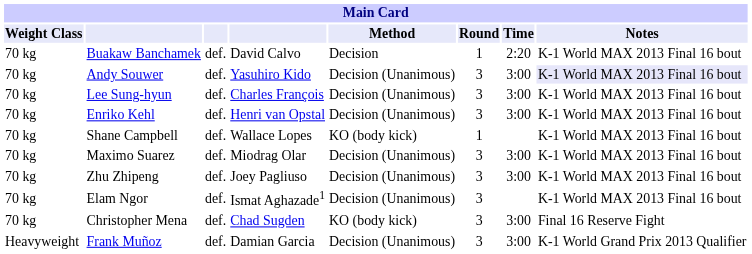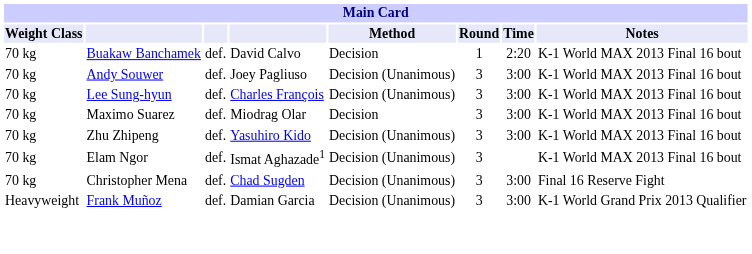(271, 74) Yasuhiro Kido -> (269, 74) Joey Pagliuso
(640, 74) lavender background -> (640, 74) no background
- row: (121, 115)
- row: (132, 135)
(392, 156) Decision (Unanimous) -> (354, 115) Decision
(269, 176) Joey Pagliuso -> (271, 135) Yasuhiro Kido
(373, 220) KO (body kick) -> (392, 180) Decision (Unanimous)
